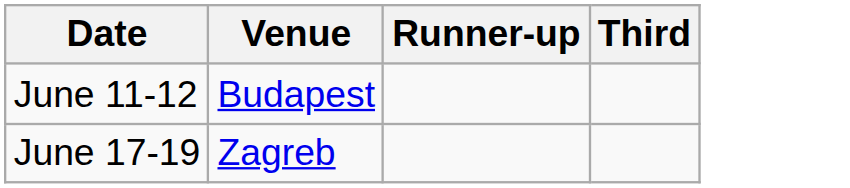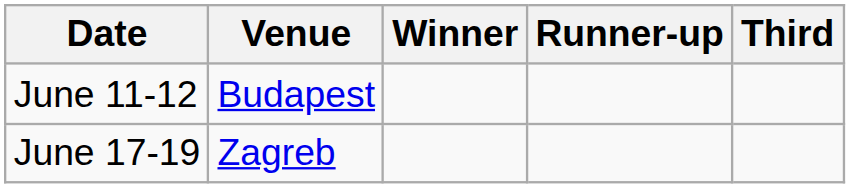+ column: (455, 34)
